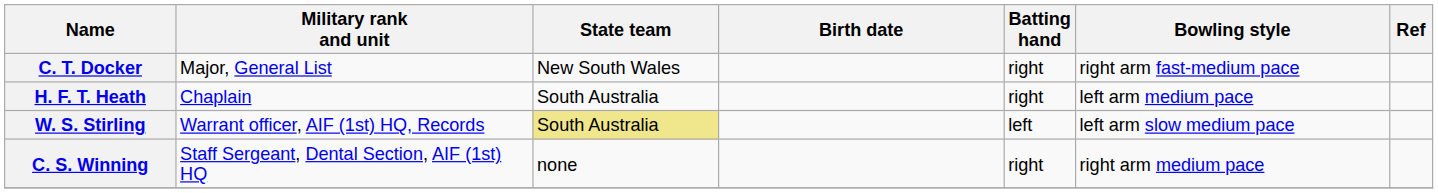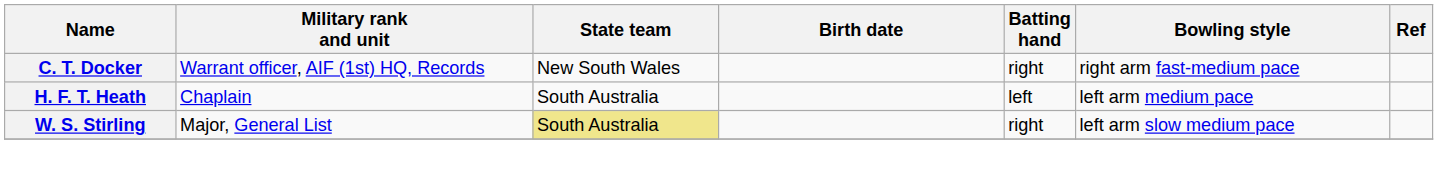(256, 68) Major, General List -> (332, 68) Warrant officer, AIF (1st) HQ, Records
(1026, 97) right -> (1020, 97) left
(332, 125) Warrant officer, AIF (1st) HQ, Records -> (256, 125) Major, General List
(1020, 125) left -> (1026, 125) right
- row: (90, 164)
